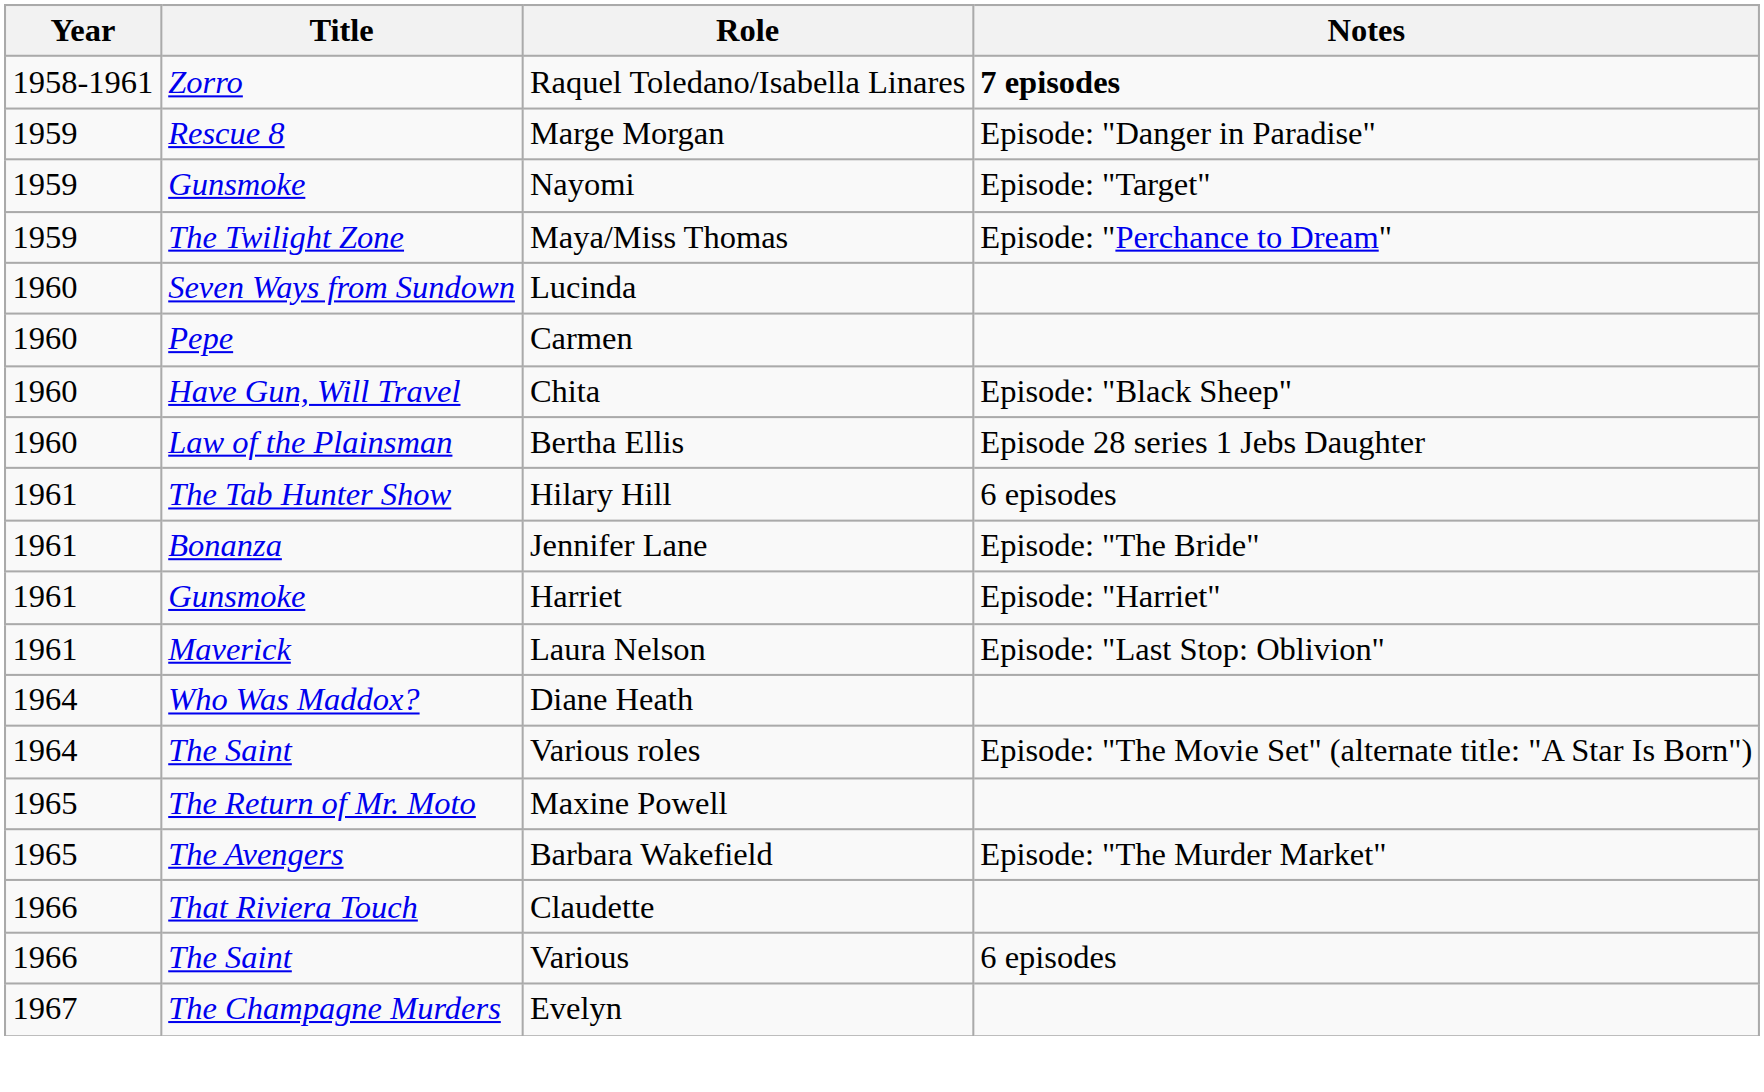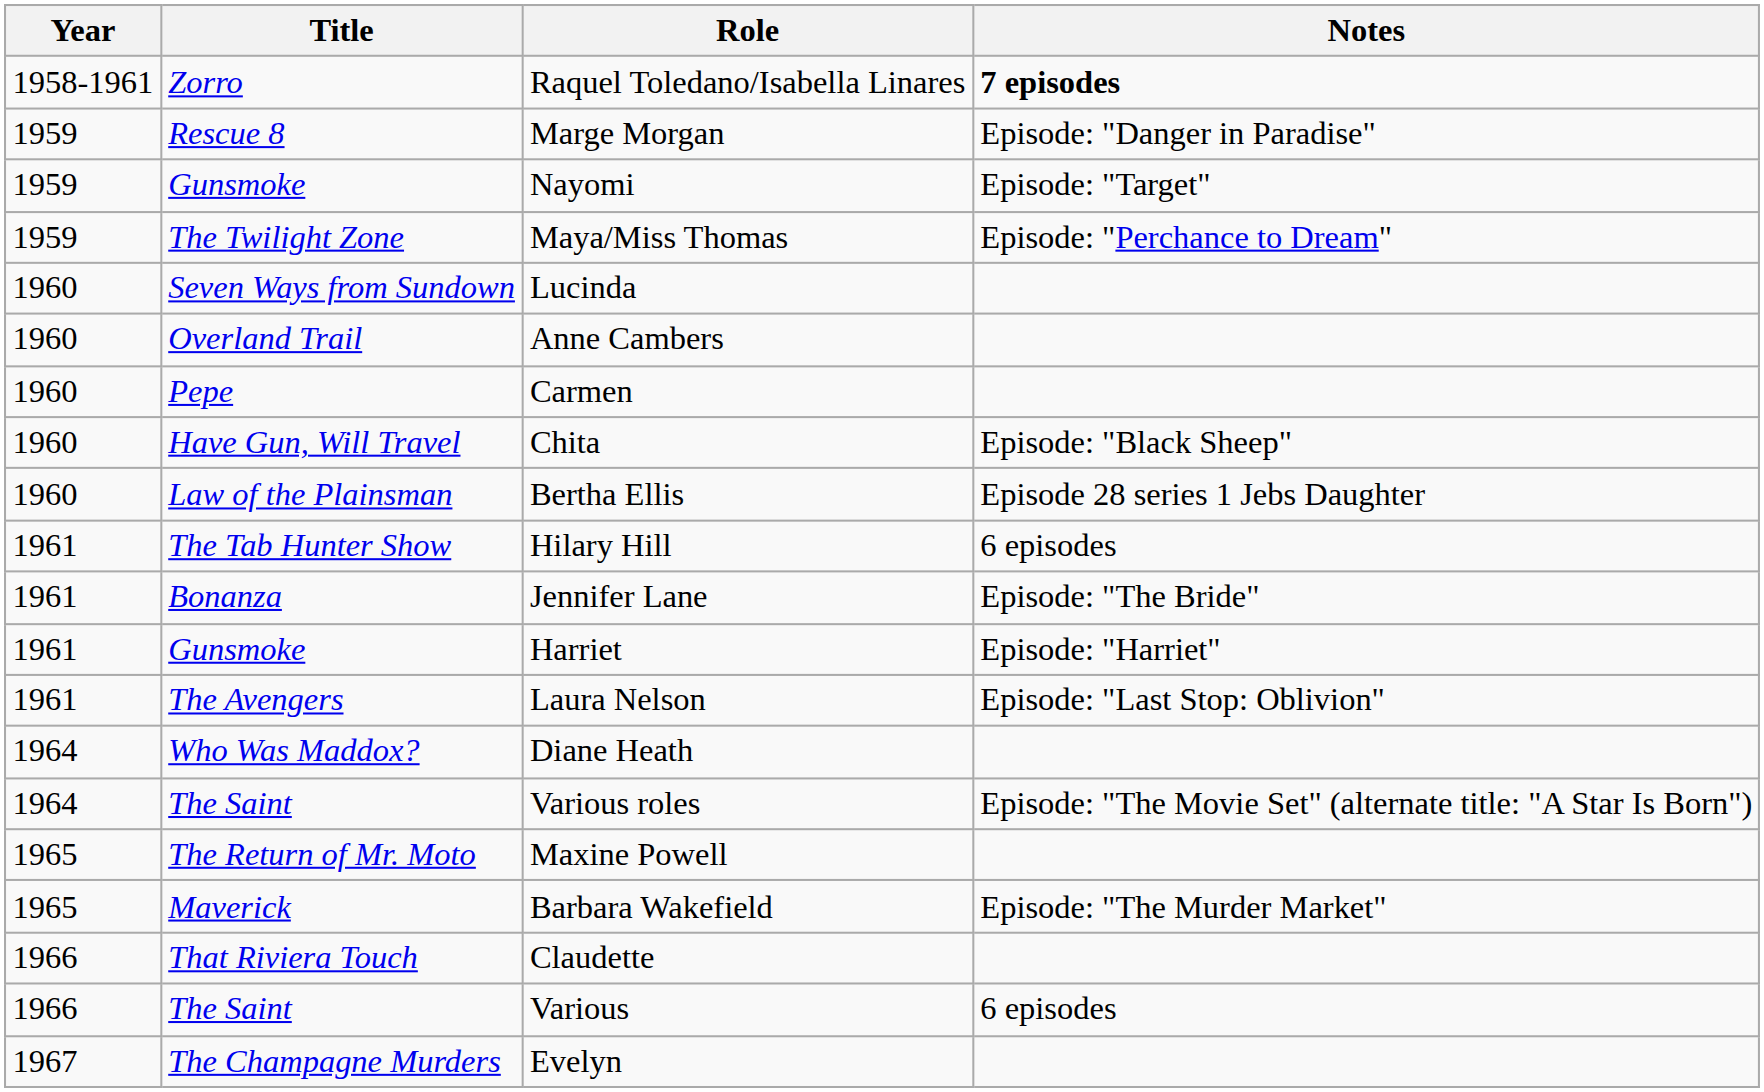+ row: (627, 339)
(230, 648) Maverick -> (256, 699) The Avengers
(256, 854) The Avengers -> (230, 905) Maverick
